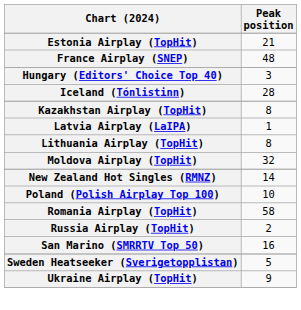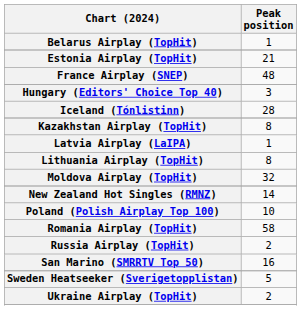+ row: (123, 42)
(269, 279) 9 -> (269, 296) 2
